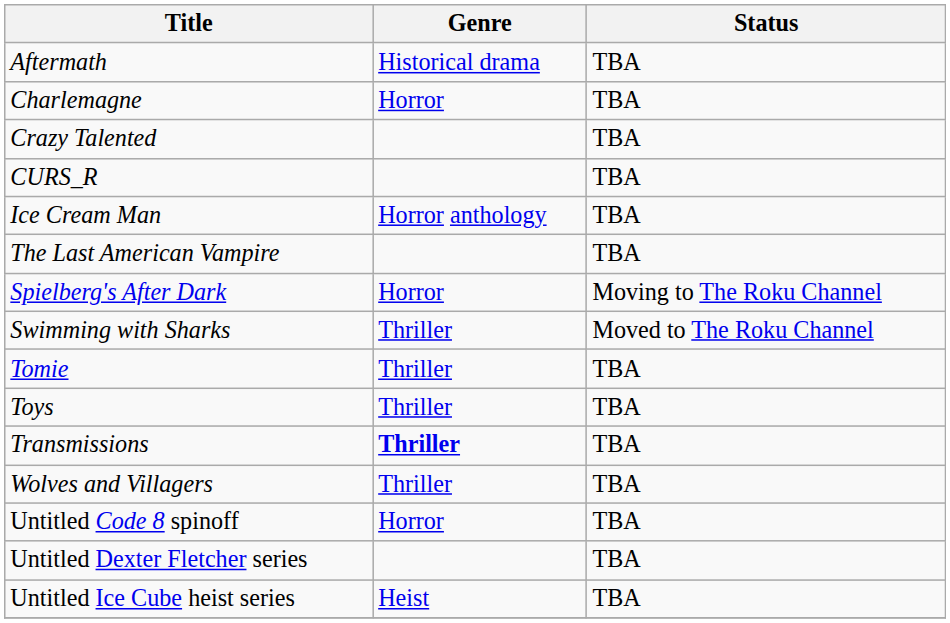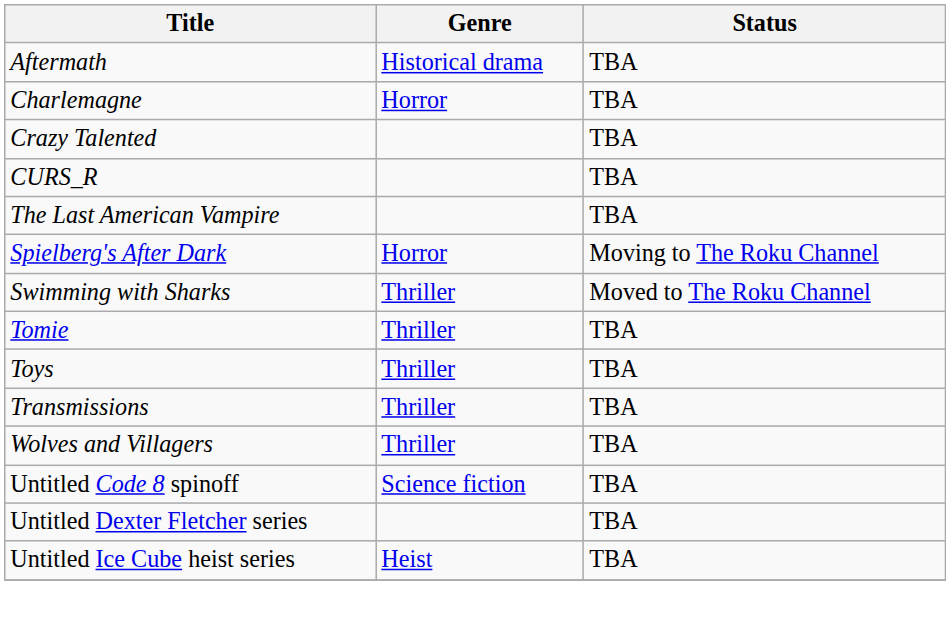- row: (86, 215)
(419, 445) bold -> (418, 406) normal
(411, 521) Horror -> (453, 483) Science fiction
